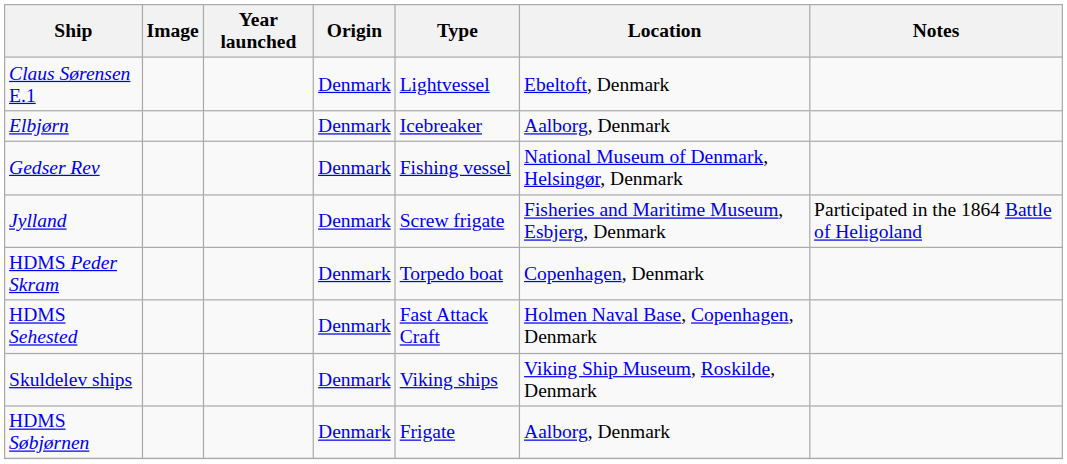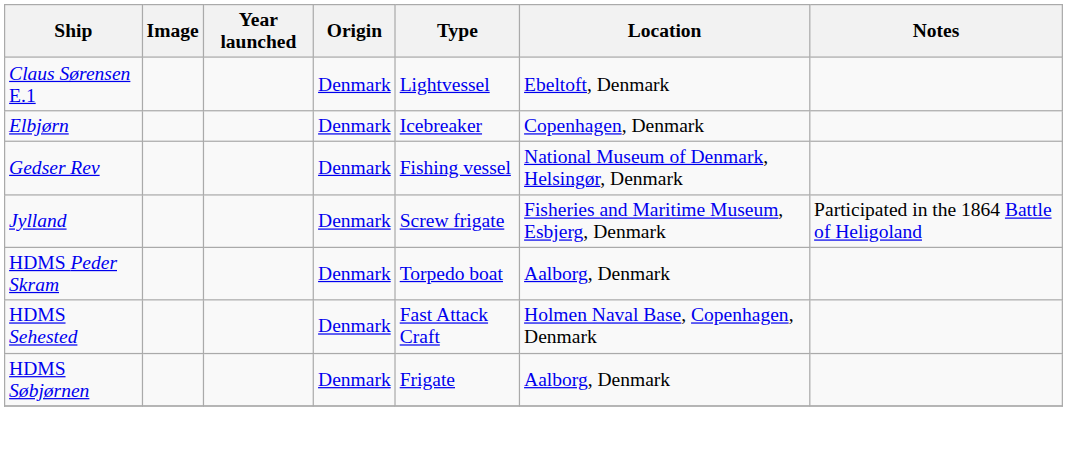(597, 125) Aalborg, Denmark -> (614, 125) Copenhagen, Denmark
(614, 273) Copenhagen, Denmark -> (597, 273) Aalborg, Denmark
- row: (71, 379)
